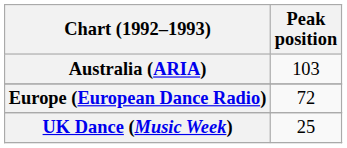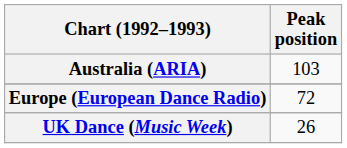(306, 127) 25 -> (306, 127) 26
